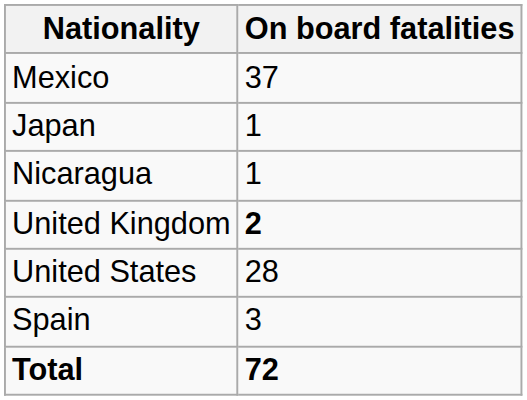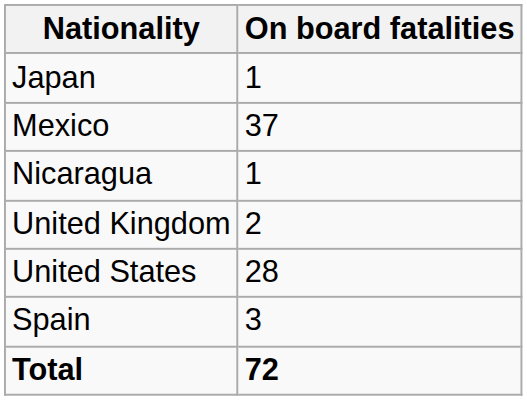rows swapped: (54, 126) <-> (61, 77)
(253, 223) bold -> (253, 223) normal
